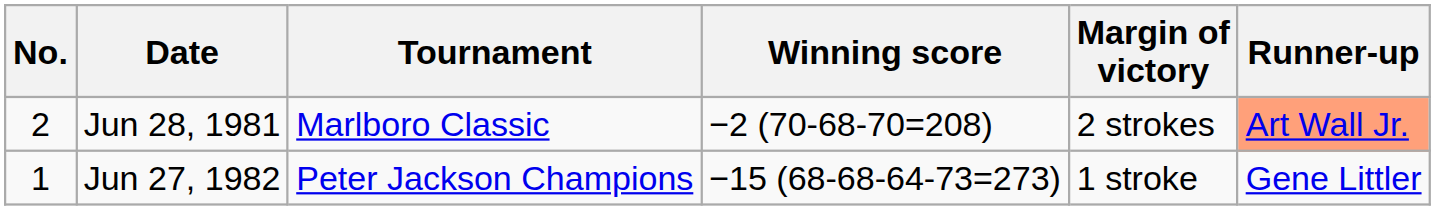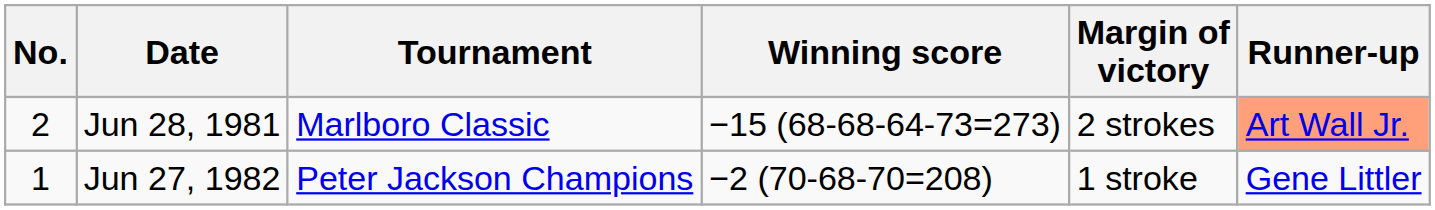(851, 124) −2 (70-68-70=208) -> (885, 124) −15 (68-68-64-73=273)
(885, 178) −15 (68-68-64-73=273) -> (851, 178) −2 (70-68-70=208)
